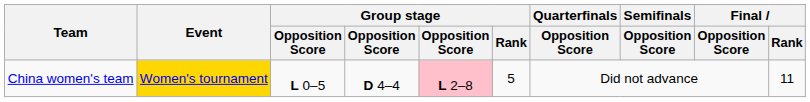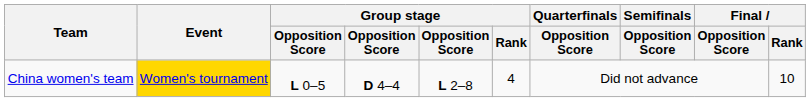(455, 86) pink background -> (455, 86) no background
(511, 79) 5 -> (511, 79) 4
(787, 79) 11 -> (787, 79) 10
